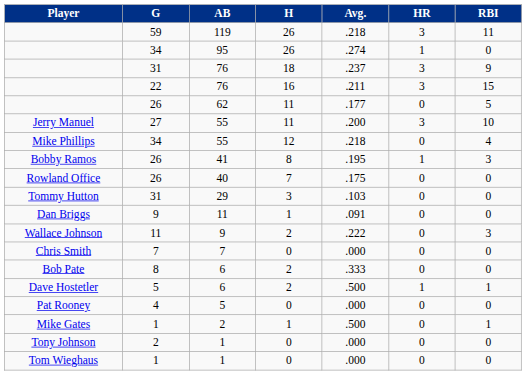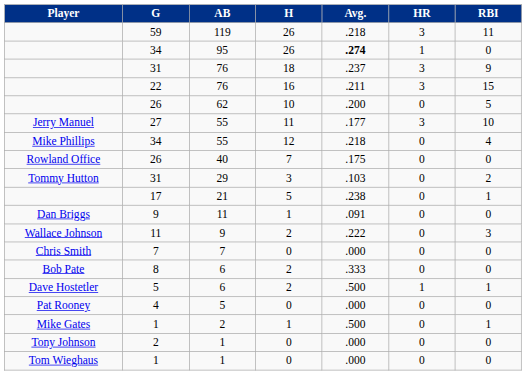(355, 50) normal -> (355, 50) bold
(289, 104) 11 -> (289, 104) 10
(355, 104) .177 -> (355, 104) .200
(355, 123) .200 -> (355, 123) .177
- row: (156, 159)
(488, 196) 0 -> (488, 178) 2
+ row: (156, 196)
